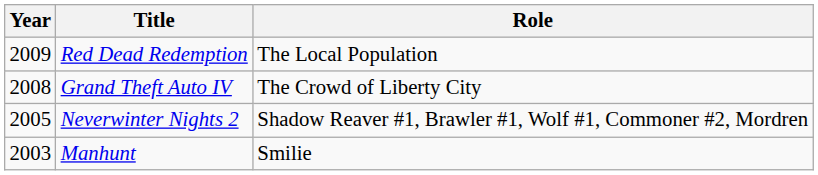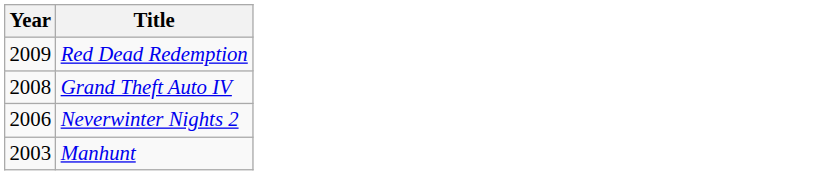- column: (533, 20)
(30, 119) 2005 -> (30, 119) 2006
